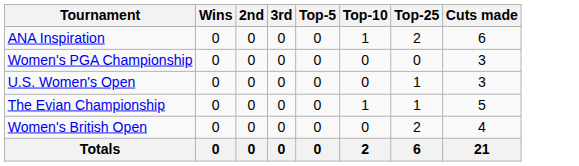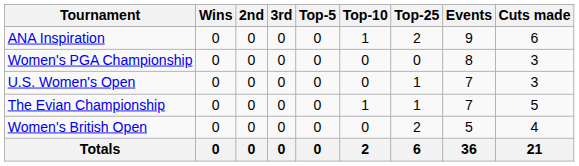+ column: (469, 15)
